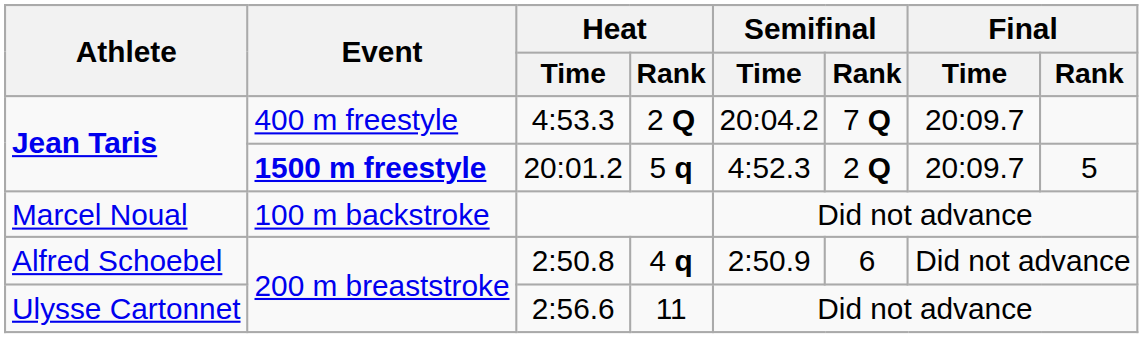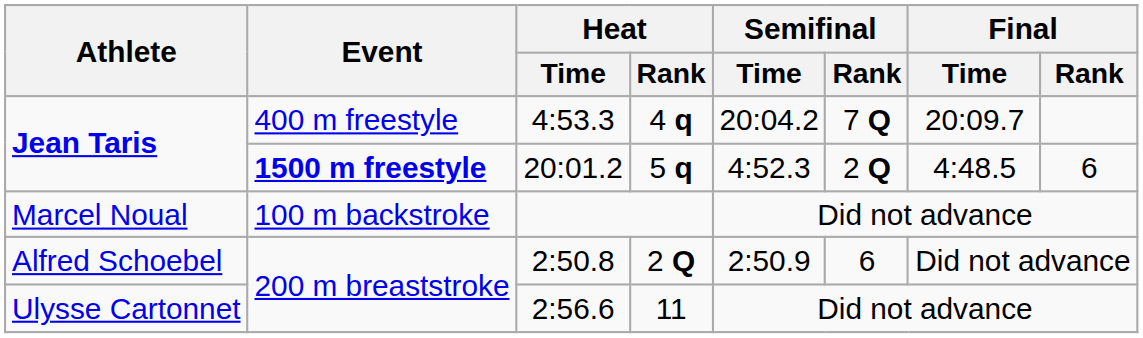(671, 121) 2 Q -> (671, 121) 4 q
(975, 168) 20:09.7 -> (975, 168) 4:48.5
(1089, 168) 5 -> (1089, 168) 6
(671, 262) 4 q -> (671, 262) 2 Q
